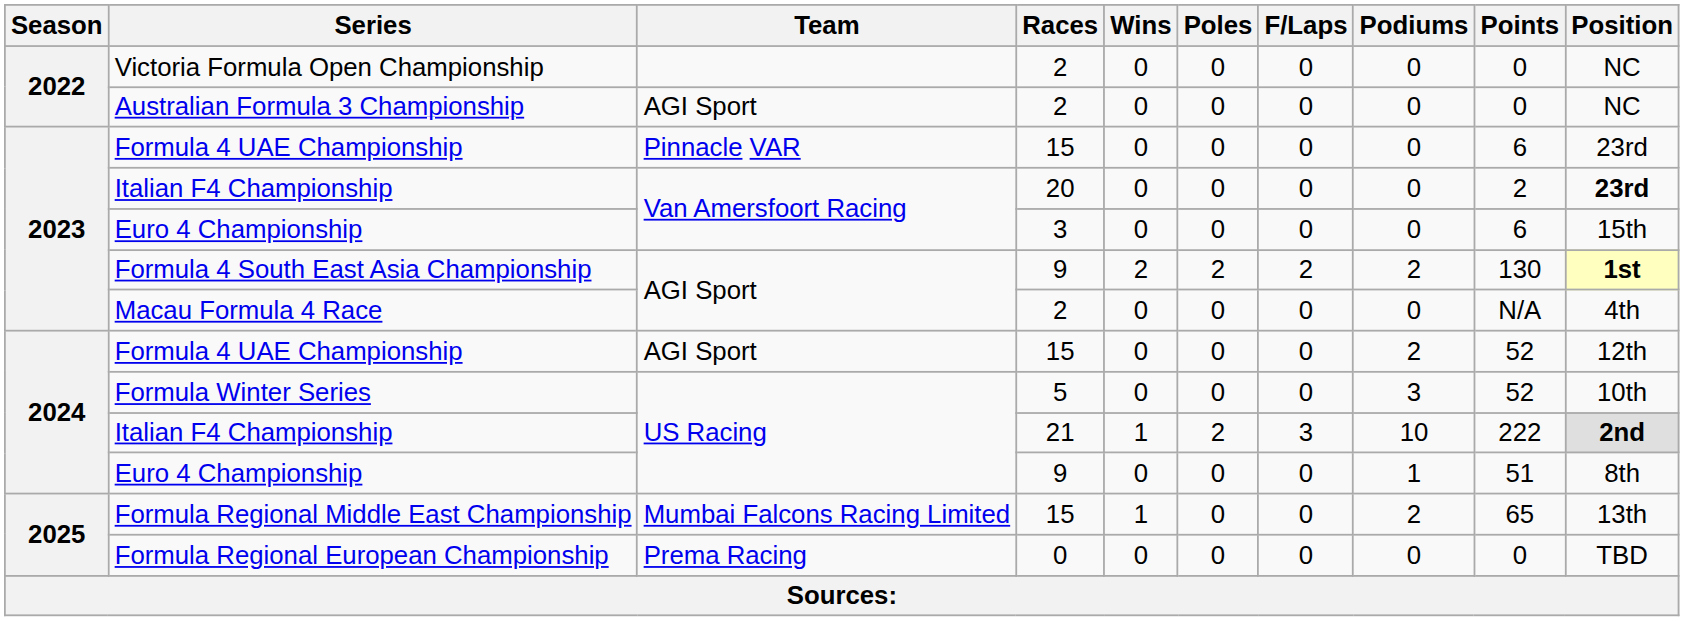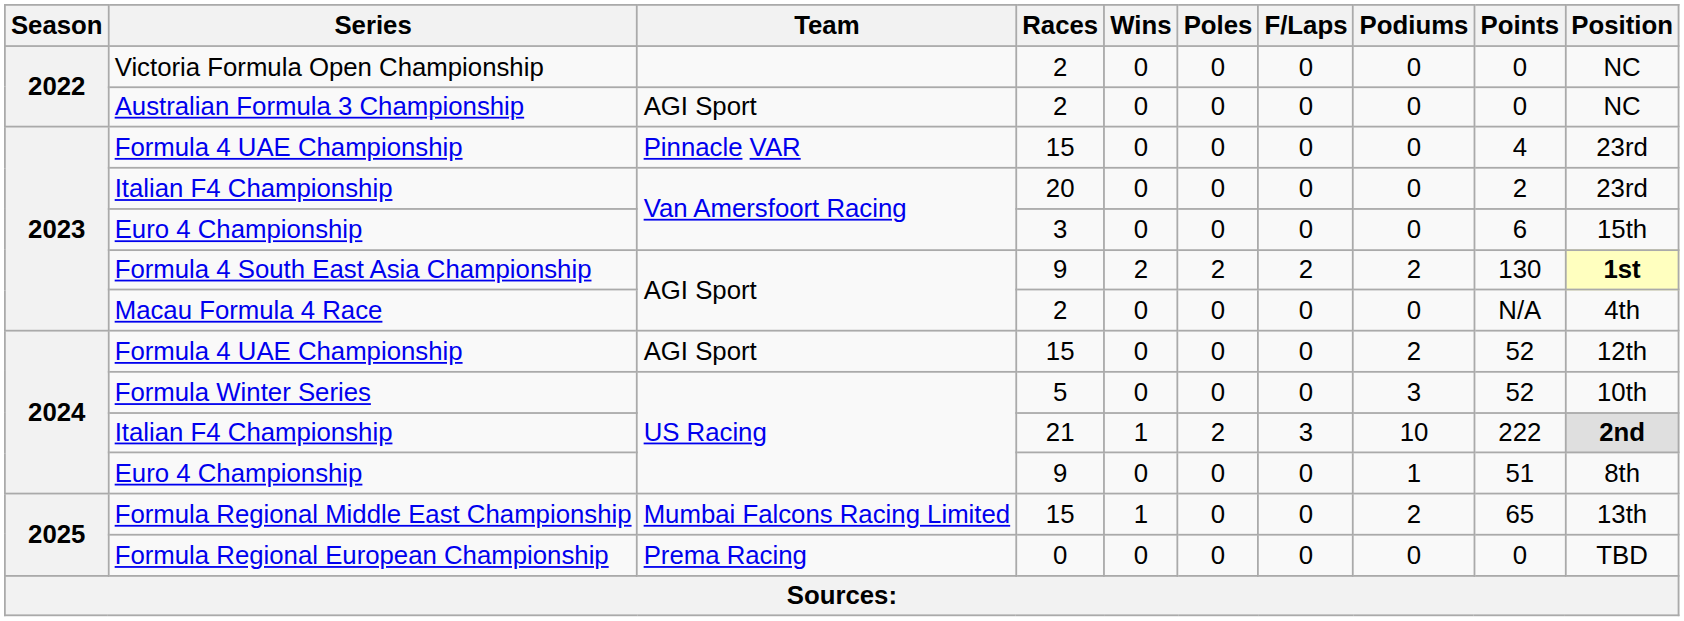(1520, 148) 6 -> (1520, 148) 4
(1622, 189) bold -> (1622, 189) normal
